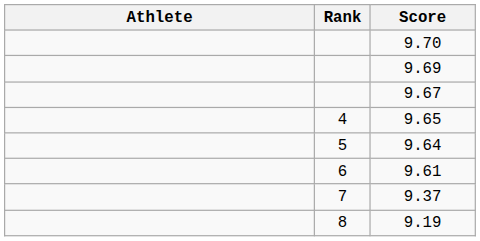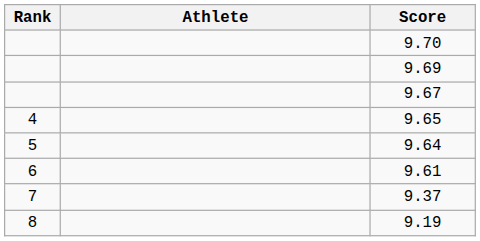columns swapped: (343, 17) <-> (160, 17)
